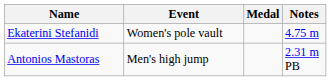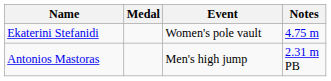columns swapped: (184, 14) <-> (263, 14)
